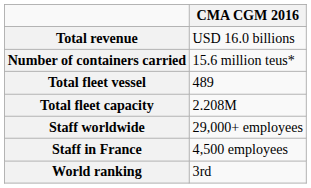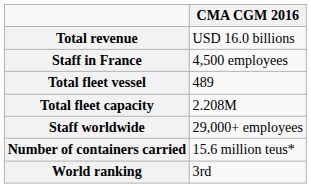rows swapped: (97, 60) <-> (97, 149)
